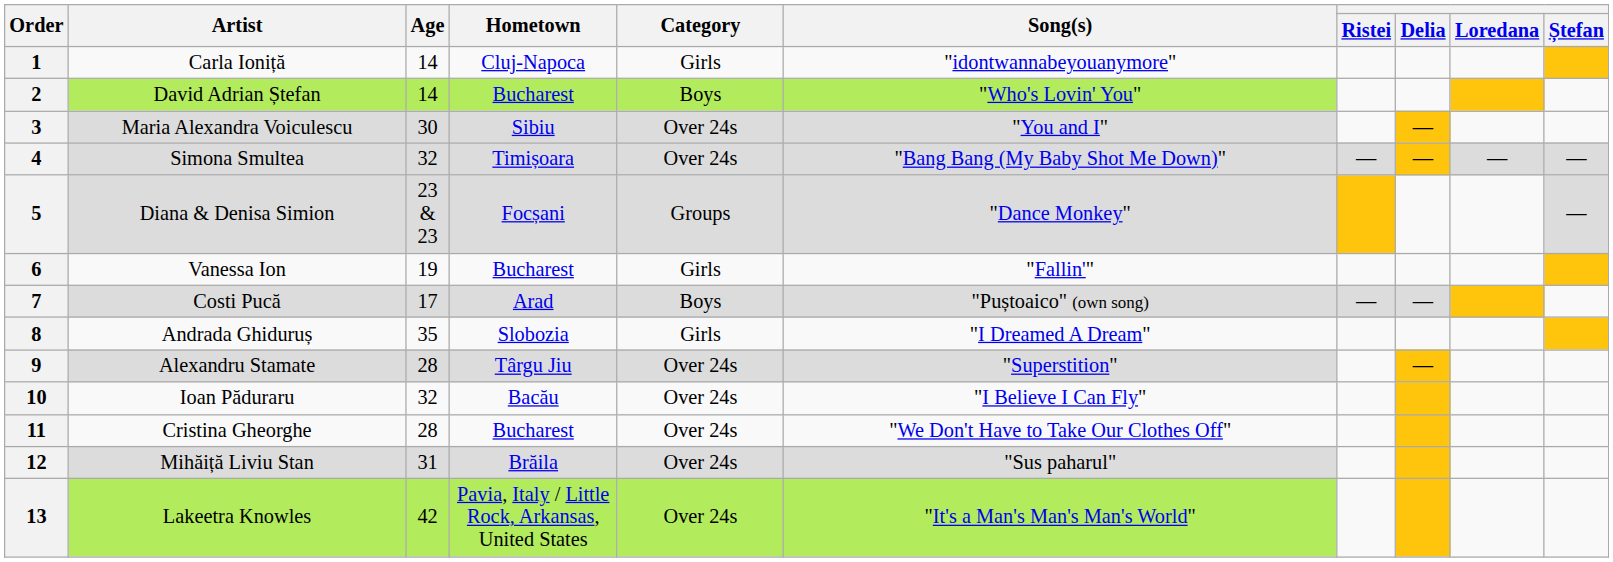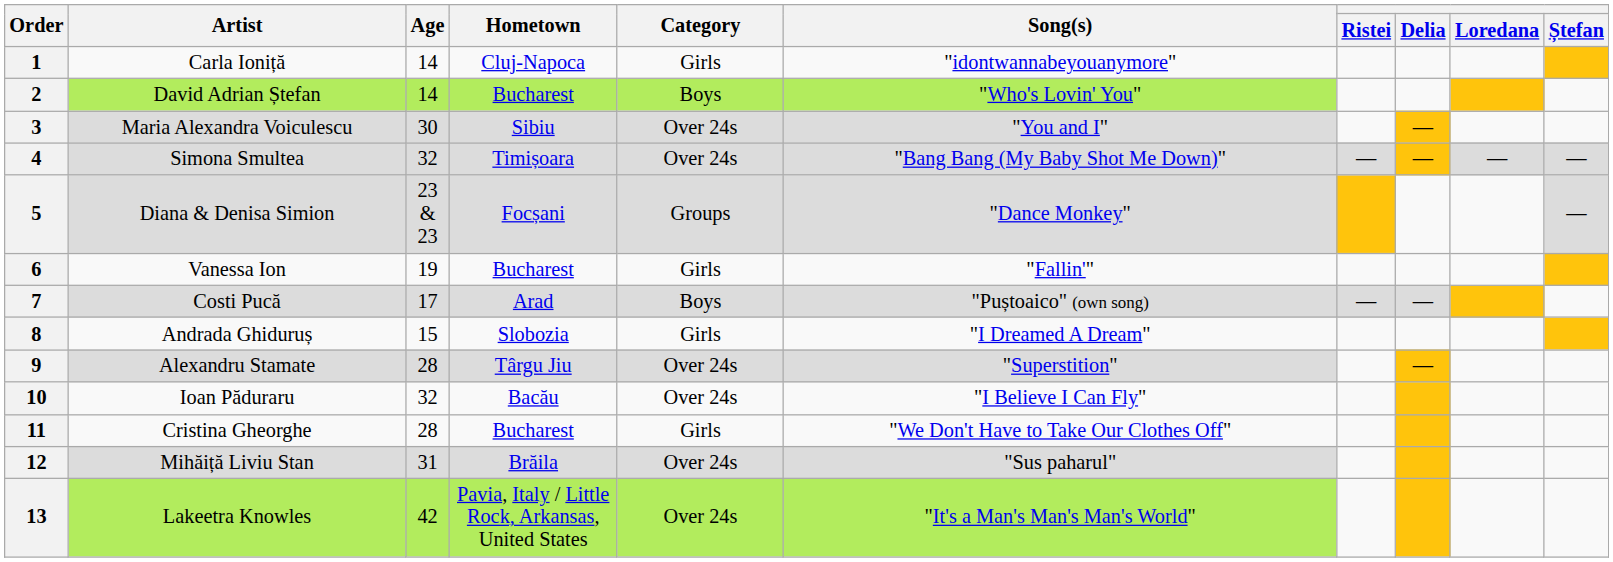(428, 333) 35 -> (428, 333) 15
(700, 430) Over 24s -> (700, 430) Girls
